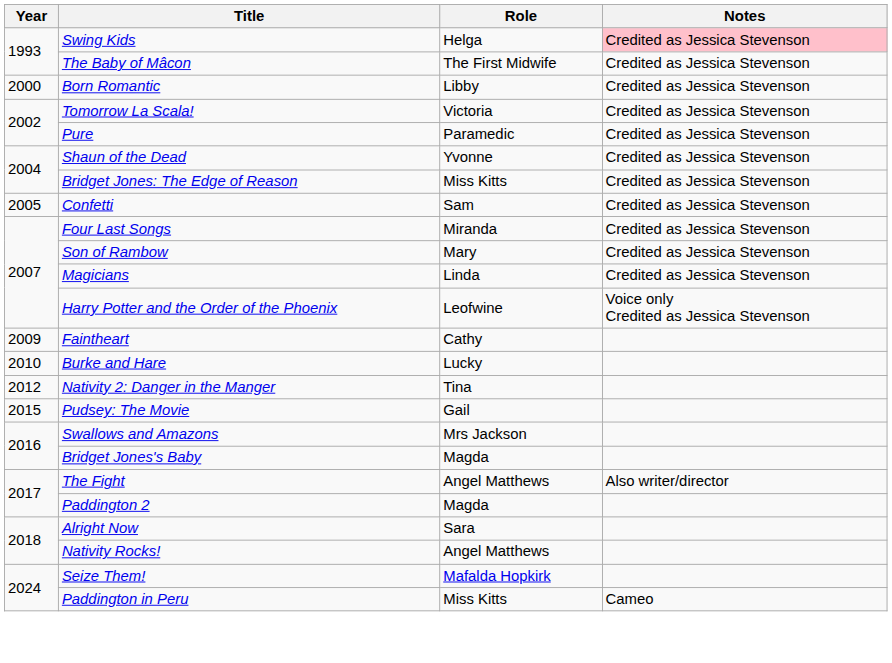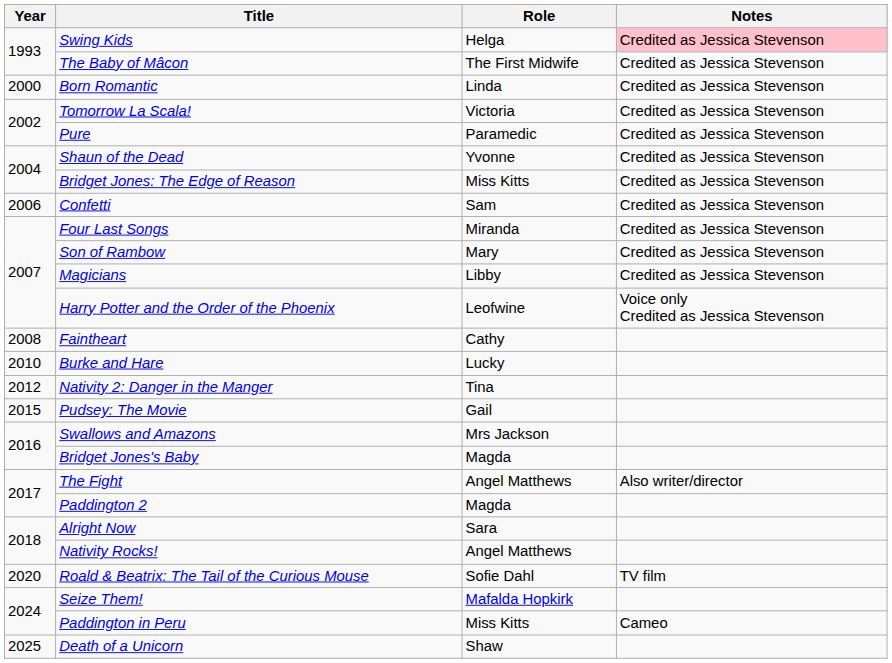(461, 87) Libby -> (484, 87) Linda
(24, 205) 2005 -> (24, 205) 2006
(461, 275) Linda -> (483, 275) Libby
(24, 339) 2009 -> (24, 339) 2008
+ row: (214, 575)
+ row: (121, 646)
